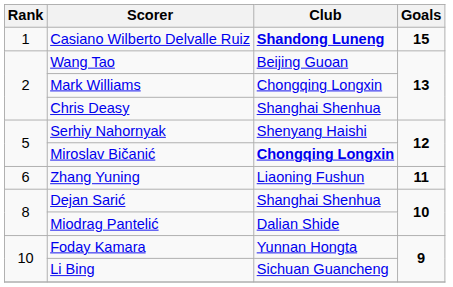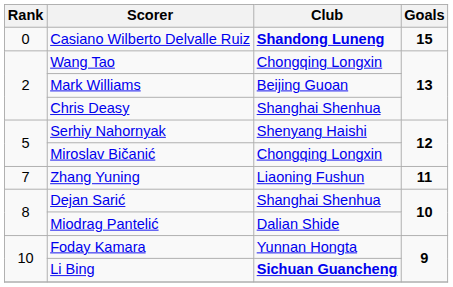(26, 39) 1 -> (26, 39) 0
(302, 62) Beijing Guoan -> (319, 62) Chongqing Longxin
(319, 85) Chongqing Longxin -> (302, 85) Beijing Guoan
(325, 154) bold -> (319, 154) normal
(26, 177) 6 -> (26, 177) 7
(323, 270) normal -> (327, 270) bold
